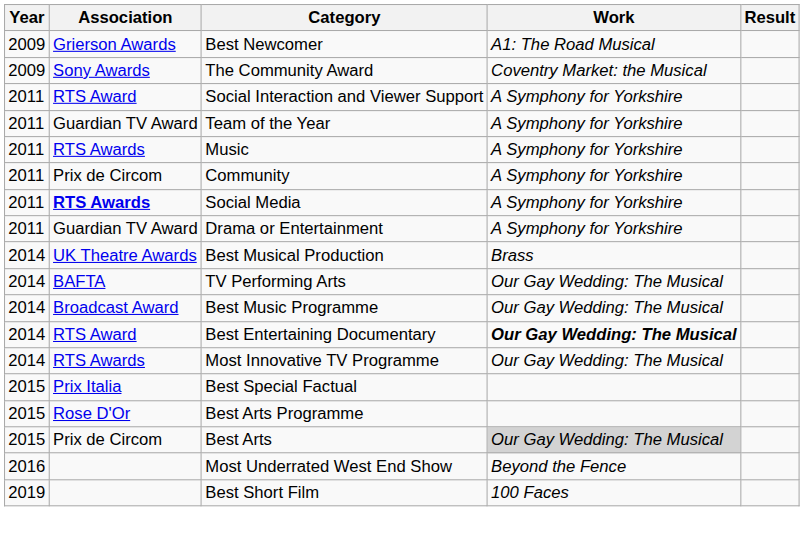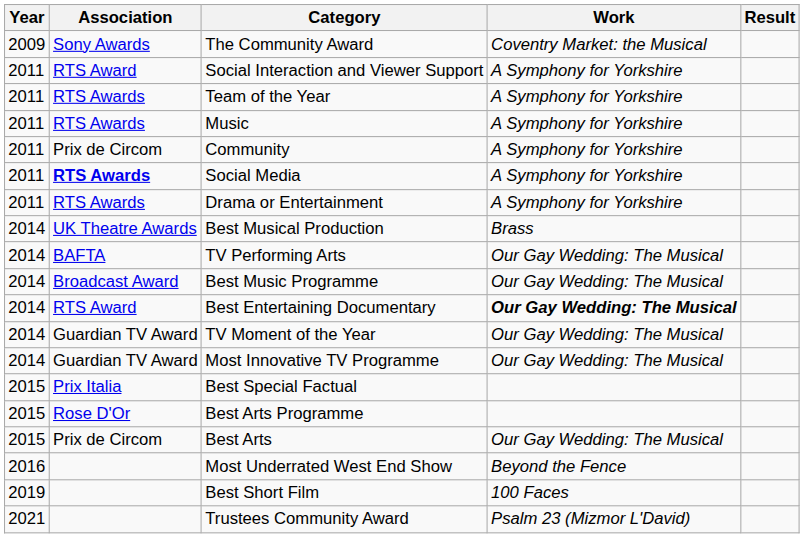- row: (264, 44)
(125, 123) Guardian TV Award -> (99, 96) RTS Awards
(125, 228) Guardian TV Award -> (99, 202) RTS Awards
+ row: (290, 334)
(99, 360) RTS Awards -> (125, 360) Guardian TV Award
(607, 439) lightgrey background -> (607, 439) no background
+ row: (307, 519)
